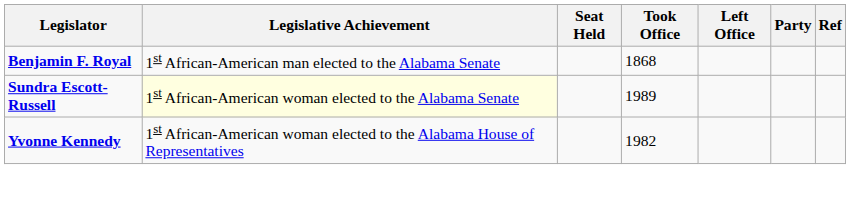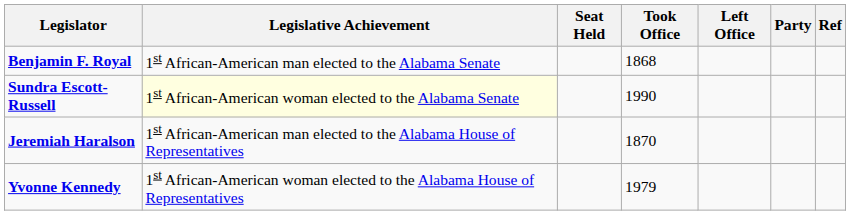(641, 96) 1989 -> (641, 96) 1990
+ row: (72, 140)
(641, 140) 1982 -> (641, 186) 1979
